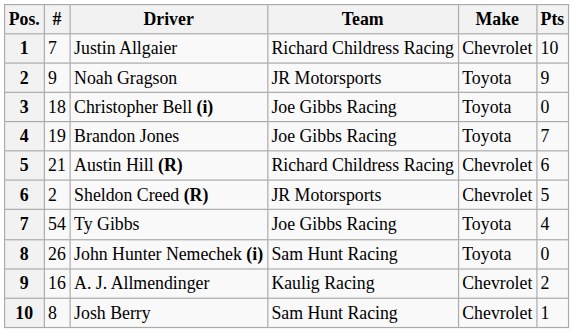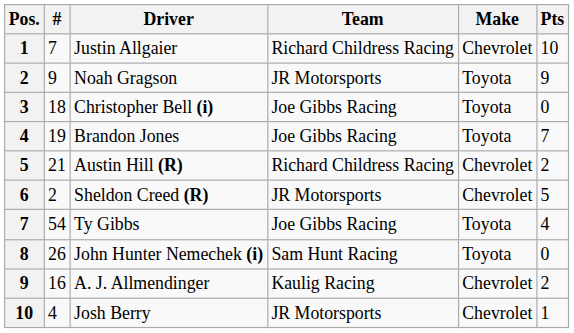(545, 165) 6 -> (545, 165) 2
(53, 312) 8 -> (53, 312) 4
(335, 312) Sam Hunt Racing -> (326, 312) JR Motorsports
